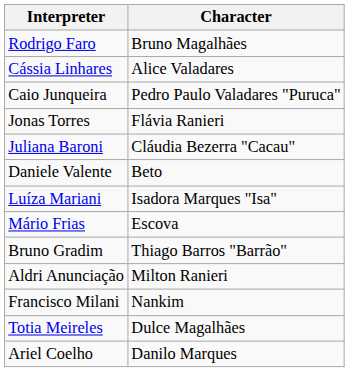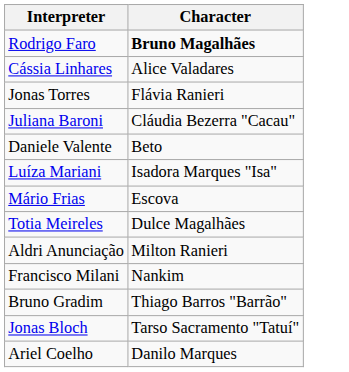(189, 43) normal -> (193, 43) bold
- row: (57, 95)
rows swapped: (56, 250) <-> (56, 328)
+ row: (48, 328)
